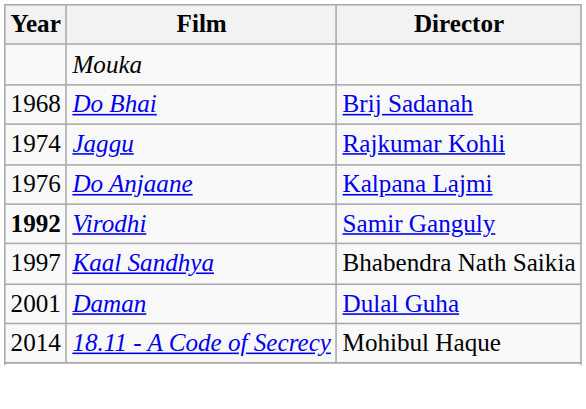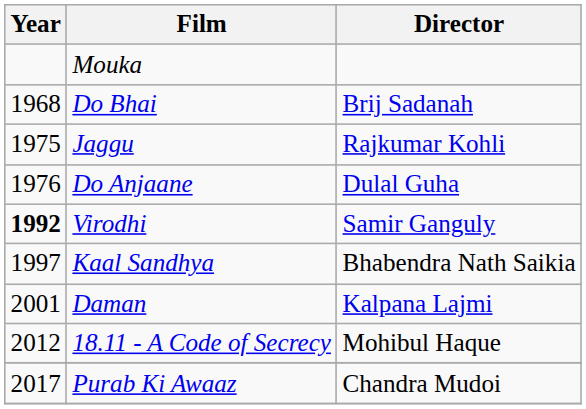(36, 143) 1974 -> (36, 143) 1975
(418, 183) Kalpana Lajmi -> (401, 183) Dulal Guha
(401, 303) Dulal Guha -> (418, 303) Kalpana Lajmi
(36, 343) 2014 -> (36, 343) 2012
+ row: (155, 382)
